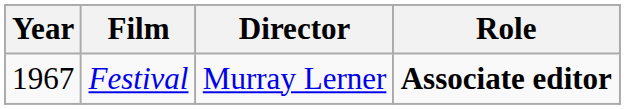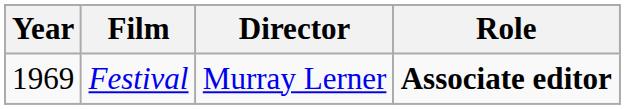(43, 78) 1967 -> (43, 78) 1969
